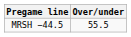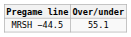(98, 25) 55.5 -> (98, 25) 55.1
